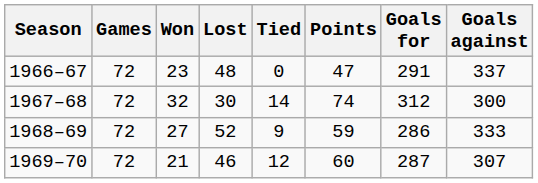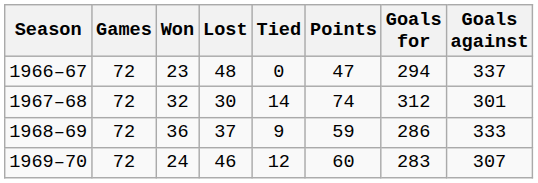(414, 72) 291 -> (414, 72) 294
(489, 102) 300 -> (489, 102) 301
(177, 132) 27 -> (177, 132) 36
(225, 132) 52 -> (225, 132) 37
(177, 163) 21 -> (177, 163) 24
(414, 163) 287 -> (414, 163) 283
